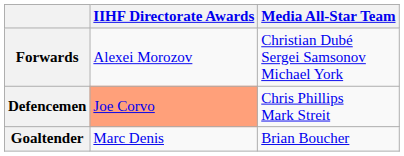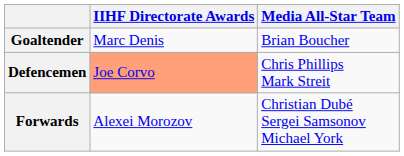rows swapped: (47, 138) <-> (47, 57)
